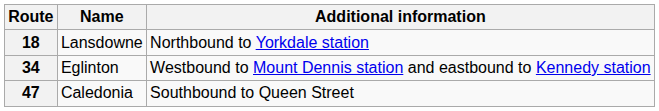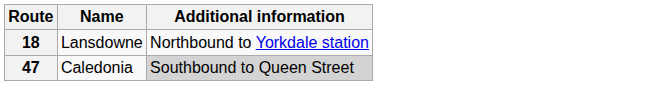- row: (31, 67)
(252, 93) no background -> (252, 67) lightgrey background
